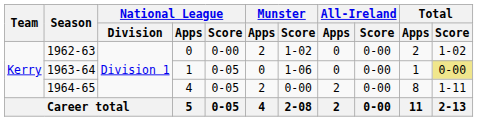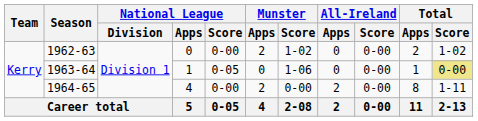(225, 88) 0-05 -> (225, 88) 0-00
